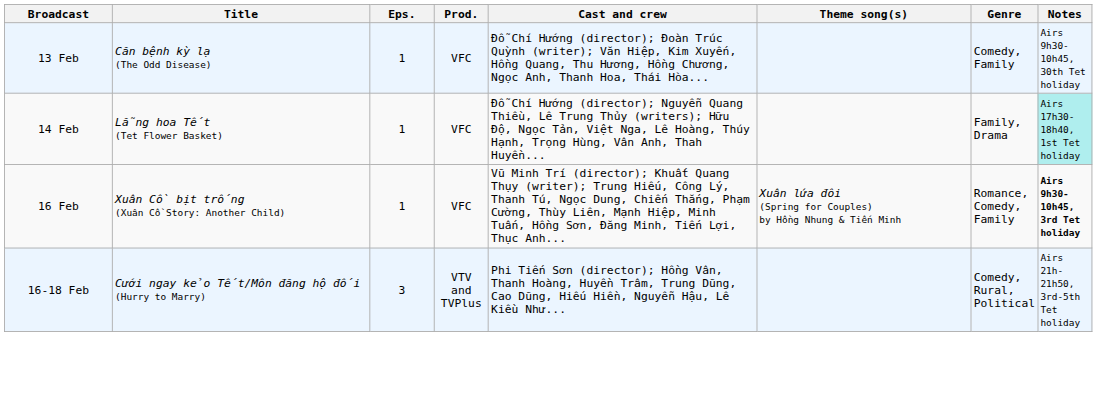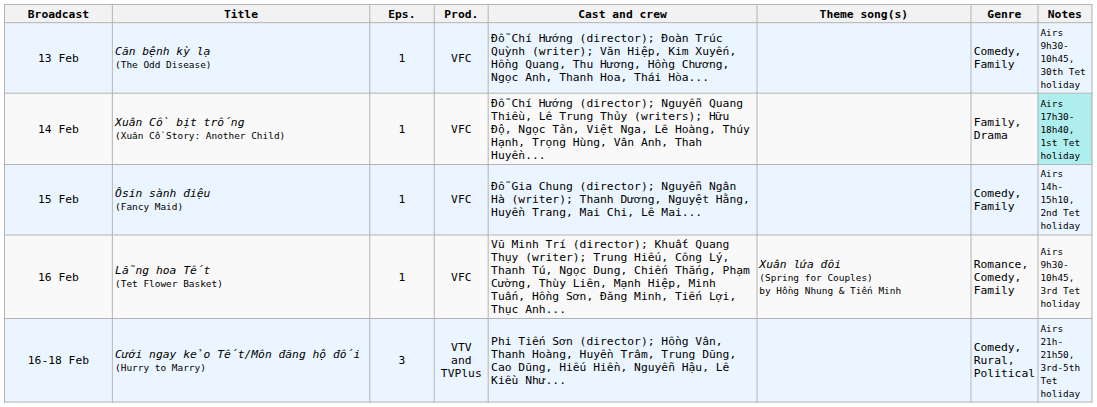(169, 129) Lẵng hoa Tết (Tet Flower Basket) -> (200, 129) Xuân Cồ bịt trống (Xuân Cồ Story: Another Child)
+ row: (58, 199)
(200, 206) Xuân Cồ bịt trống (Xuân Cồ Story: Another Child) -> (169, 277) Lẵng hoa Tết (Tet Flower Basket)
(1060, 206) bold -> (1060, 277) normal
